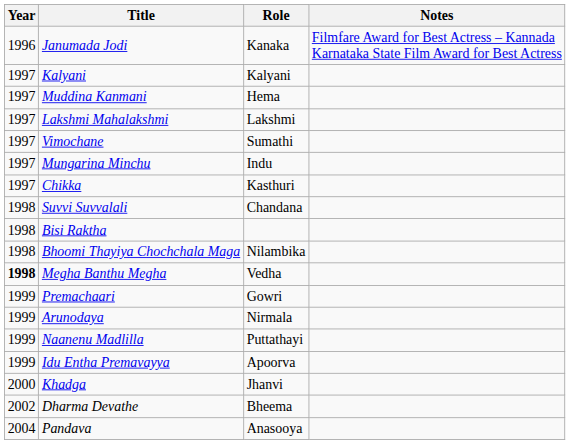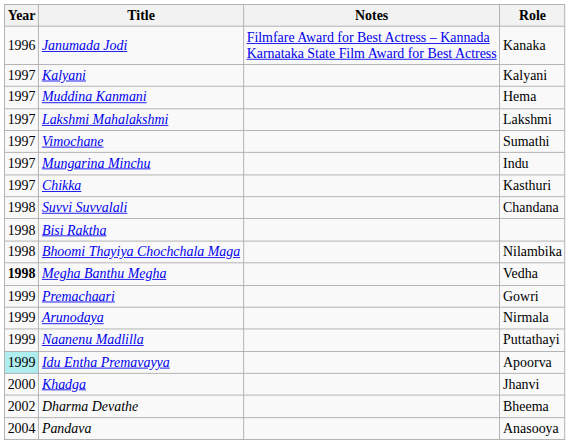columns swapped: (276, 15) <-> (437, 15)
(22, 362) no background -> (22, 362) paleturquoise background
